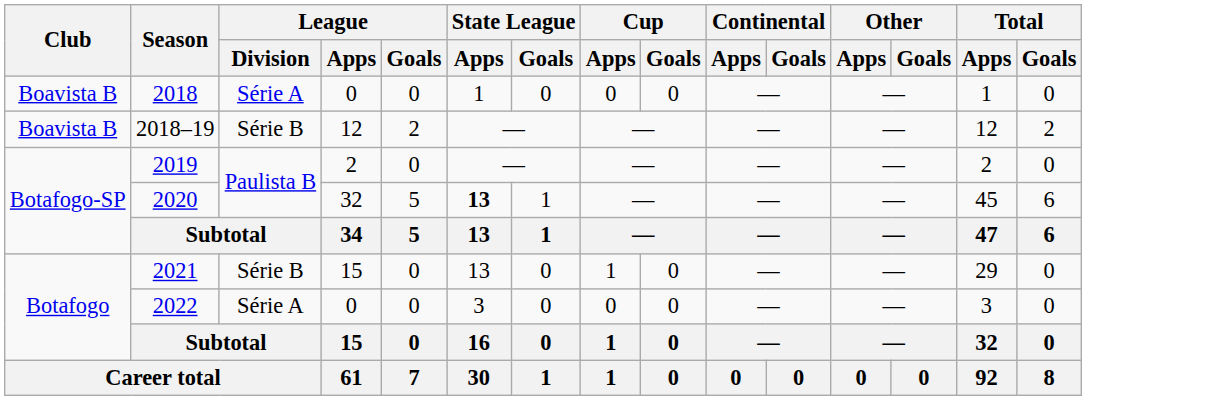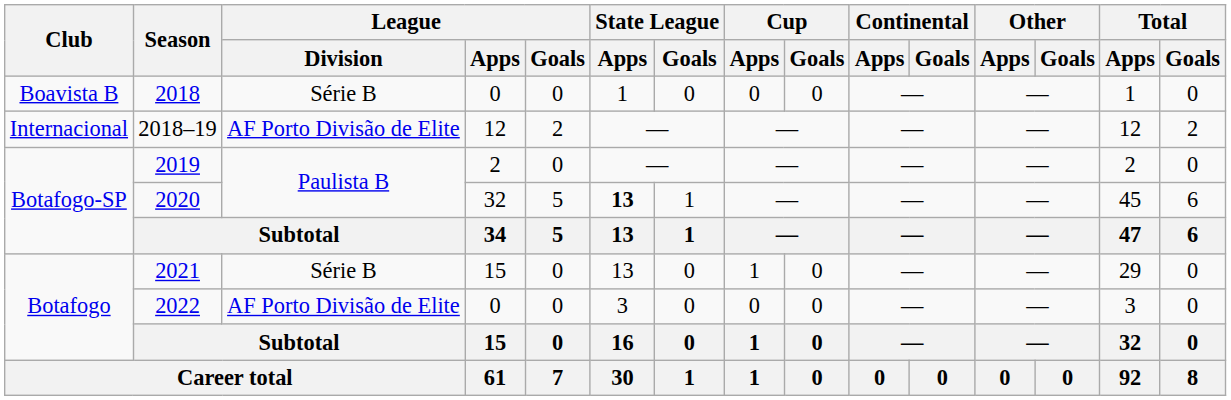(270, 93) Série A -> (343, 93) Série B
(68, 128) Boavista B -> (69, 128) Internacional
(270, 128) Série B -> (343, 128) AF Porto Divisão de Elite
(270, 306) Série A -> (343, 306) AF Porto Divisão de Elite
